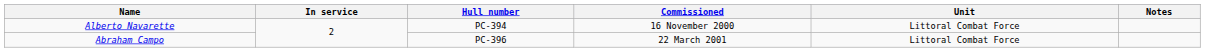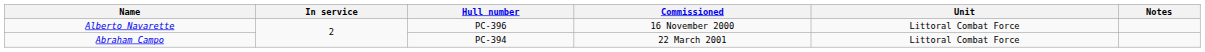(491, 26) PC-394 -> (491, 26) PC-396
(491, 40) PC-396 -> (491, 40) PC-394
